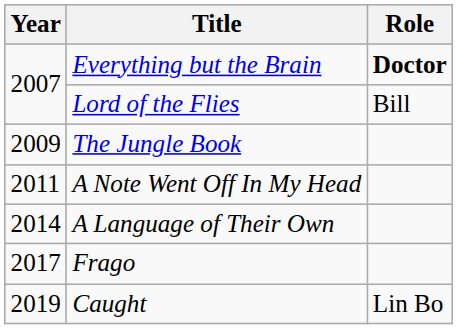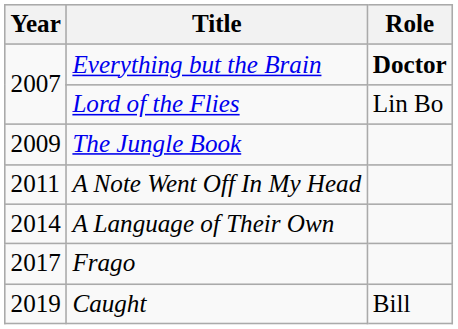(392, 104) Bill -> (408, 104) Lin Bo
(408, 303) Lin Bo -> (392, 303) Bill
